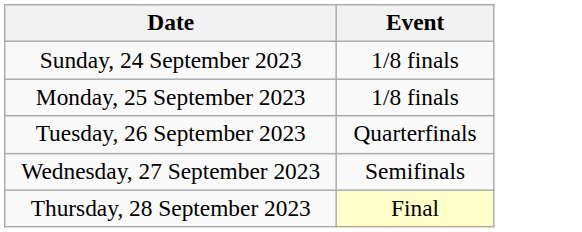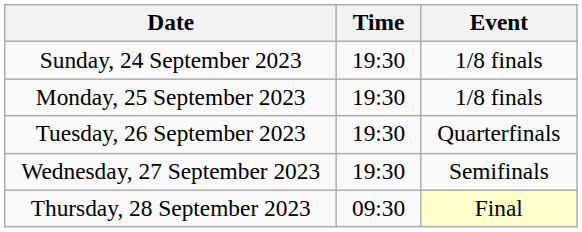+ column: (379, 23)
